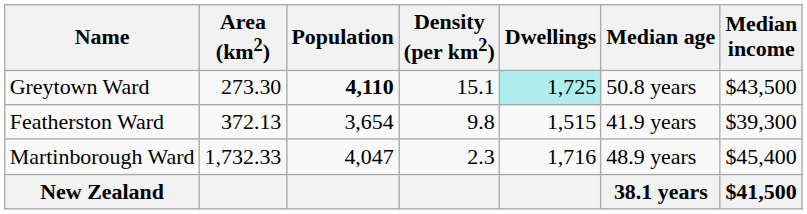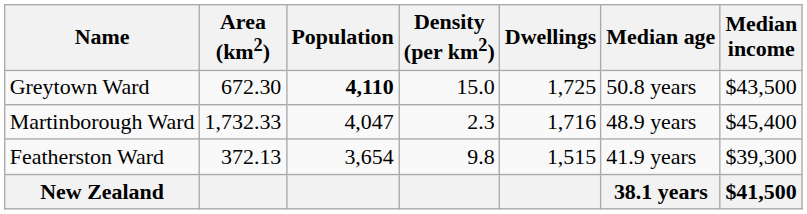(251, 87) 273.30 -> (251, 87) 672.30
(476, 87) 15.1 -> (476, 87) 15.0
(572, 87) paleturquoise background -> (572, 87) no background
rows swapped: (87, 121) <-> (102, 156)
